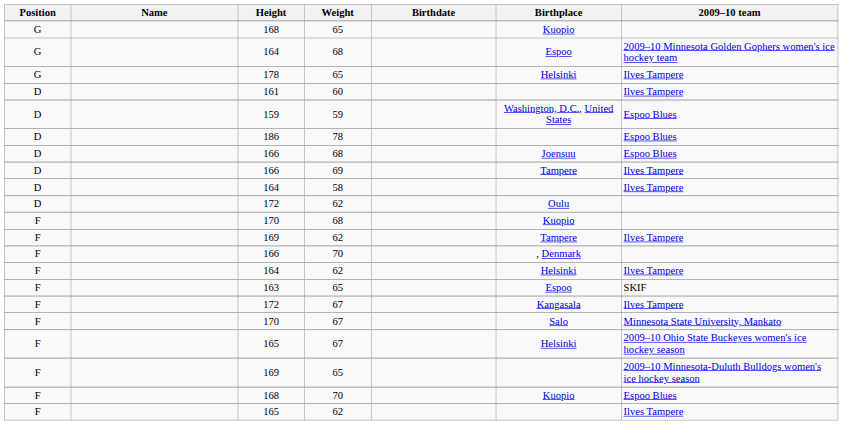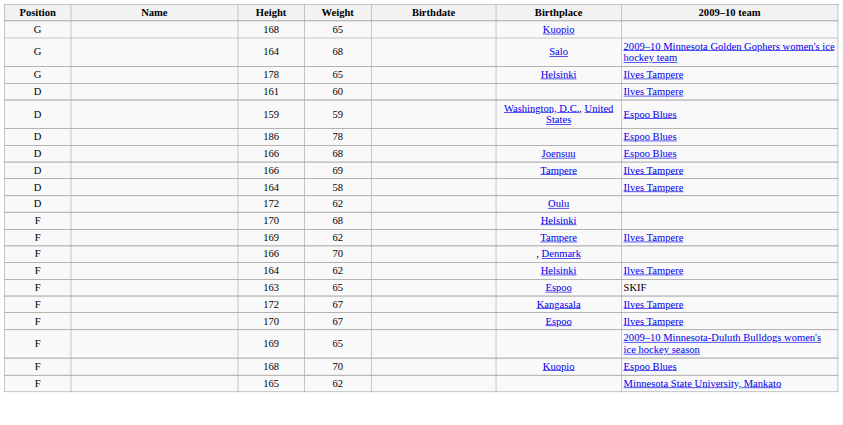(559, 52) Espoo -> (559, 52) Salo
(559, 220) Kuopio -> (559, 220) Helsinki
(559, 321) Salo -> (559, 321) Espoo
(702, 321) Minnesota State University, Mankato -> (653, 321) Ilves Tampere
- row: (271, 344)
(653, 412) Ilves Tampere -> (702, 383) Minnesota State University, Mankato
